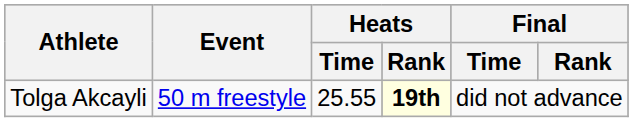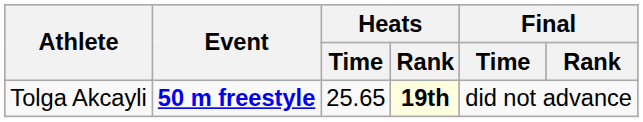(232, 98) normal -> (237, 98) bold
(347, 98) 25.55 -> (356, 98) 25.65
